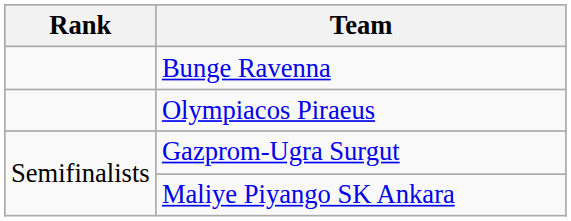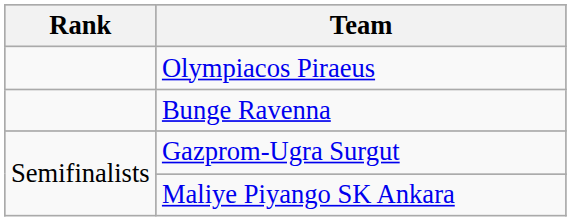rows swapped: (246, 67) <-> (268, 109)
